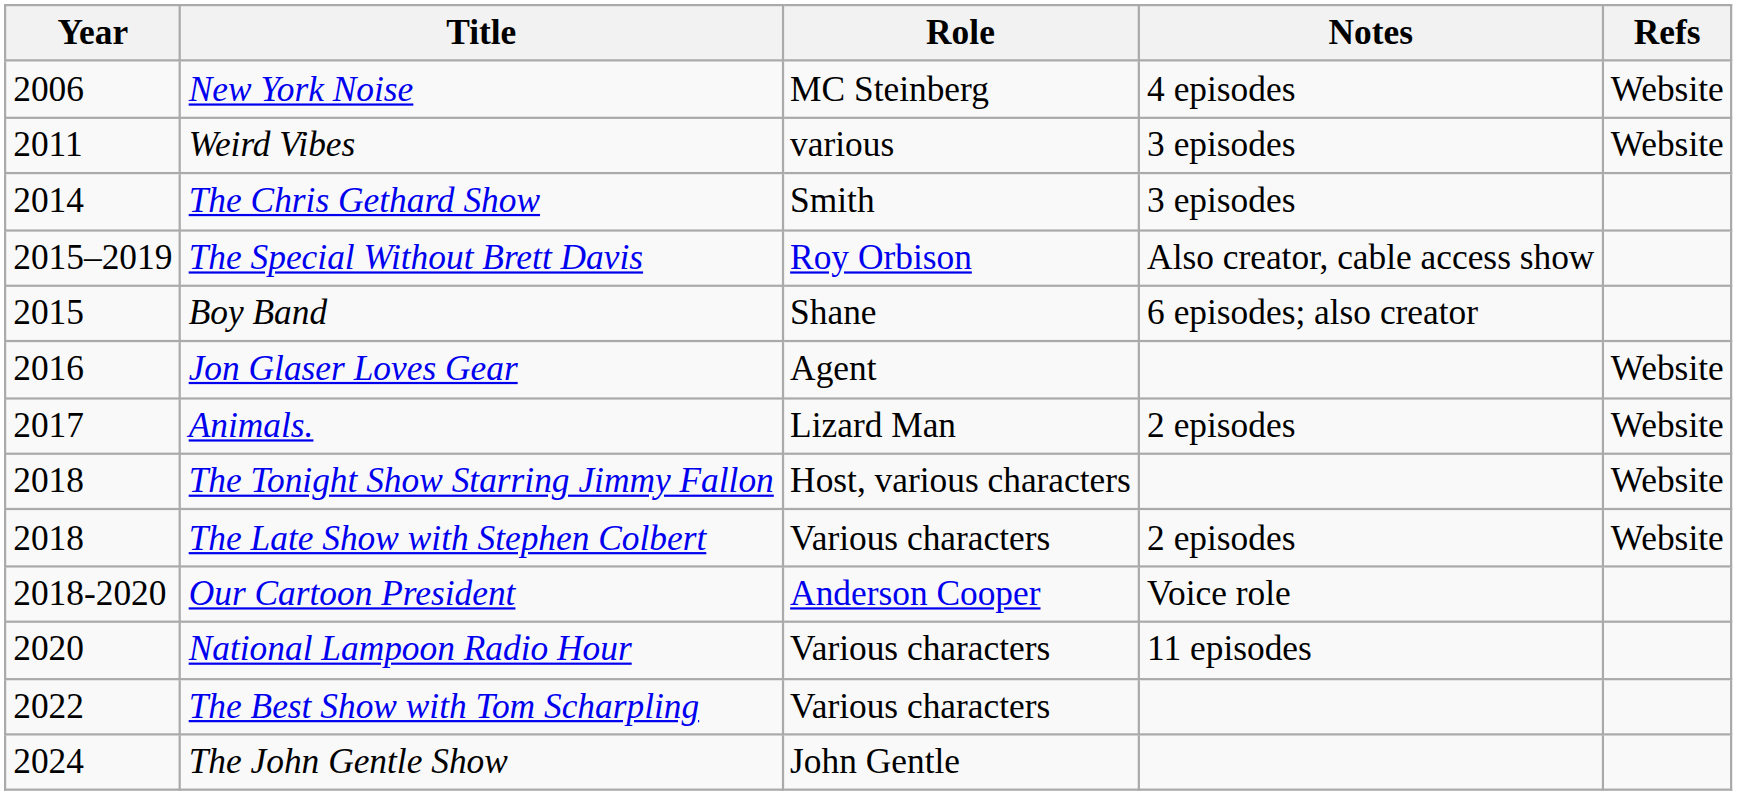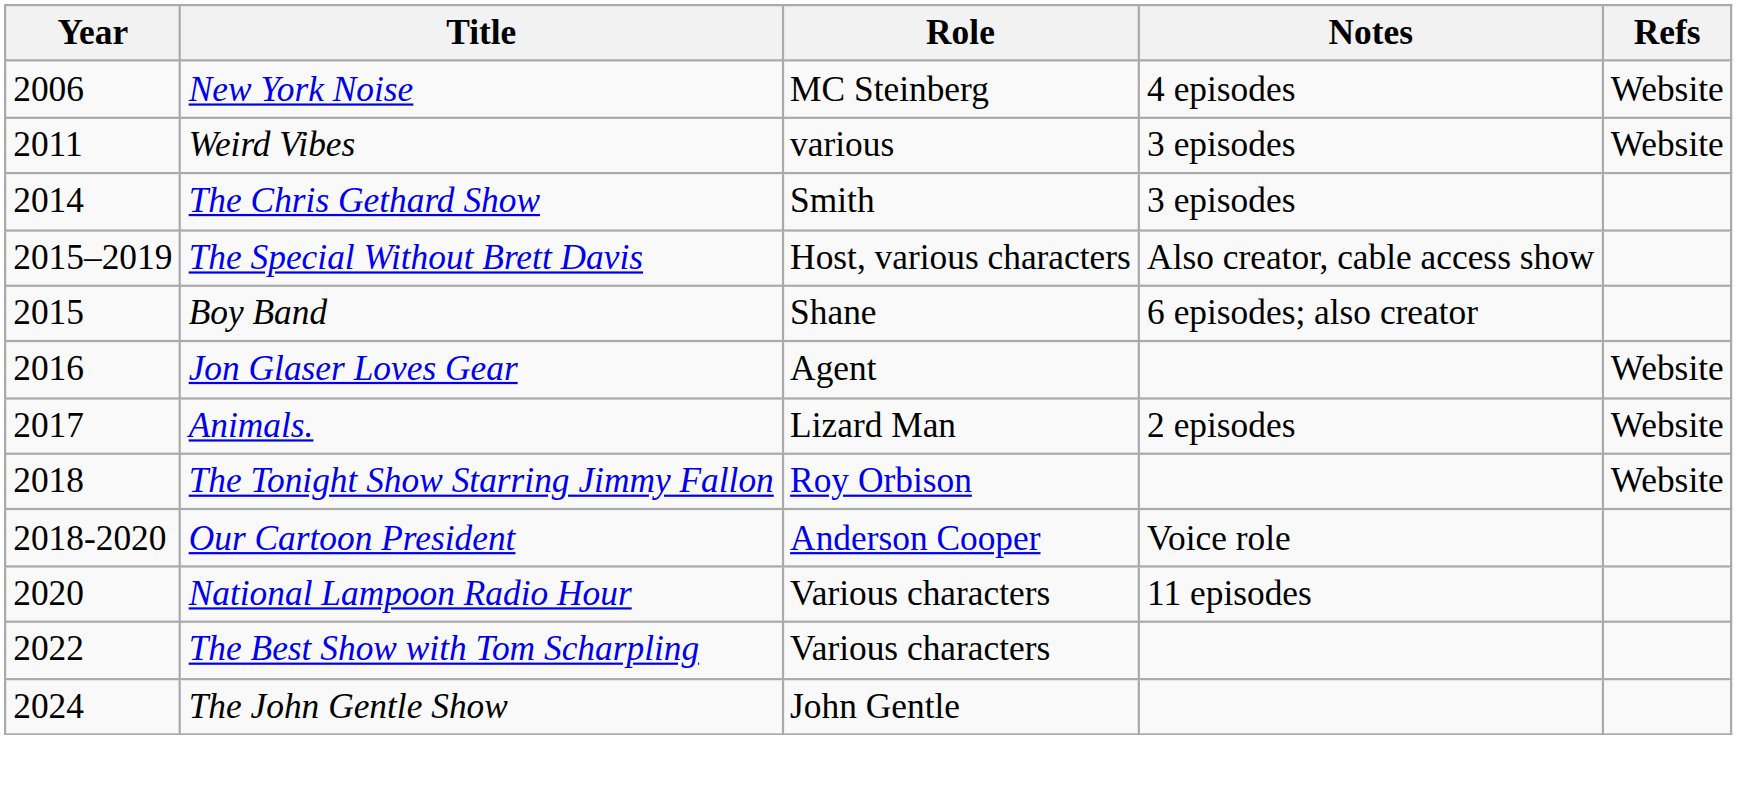(881, 256) Roy Orbison -> (960, 256) Host, various characters
(960, 481) Host, various characters -> (881, 481) Roy Orbison
- row: (447, 537)
